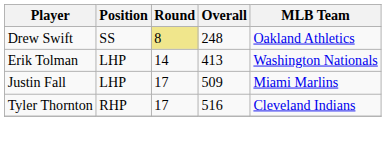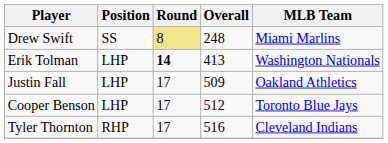(304, 37) Oakland Athletics -> (298, 37) Miami Marlins
(161, 60) normal -> (163, 60) bold
(296, 82) Miami Marlins -> (306, 82) Oakland Athletics
+ row: (51, 104)
